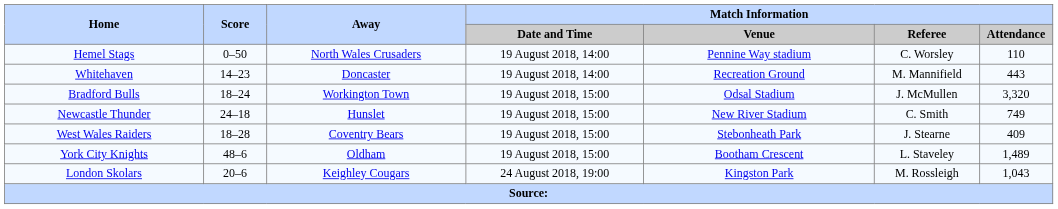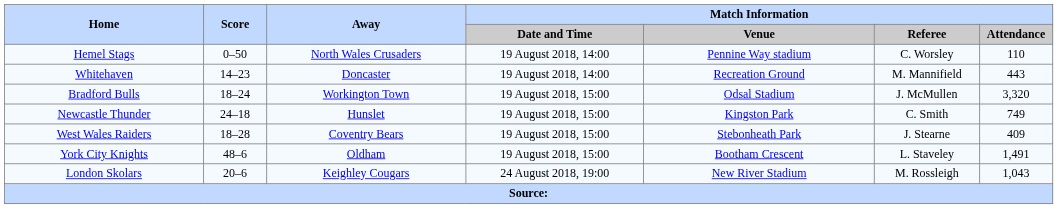(759, 114) New River Stadium -> (759, 114) Kingston Park
(1016, 153) 1,489 -> (1016, 153) 1,491
(759, 173) Kingston Park -> (759, 173) New River Stadium
